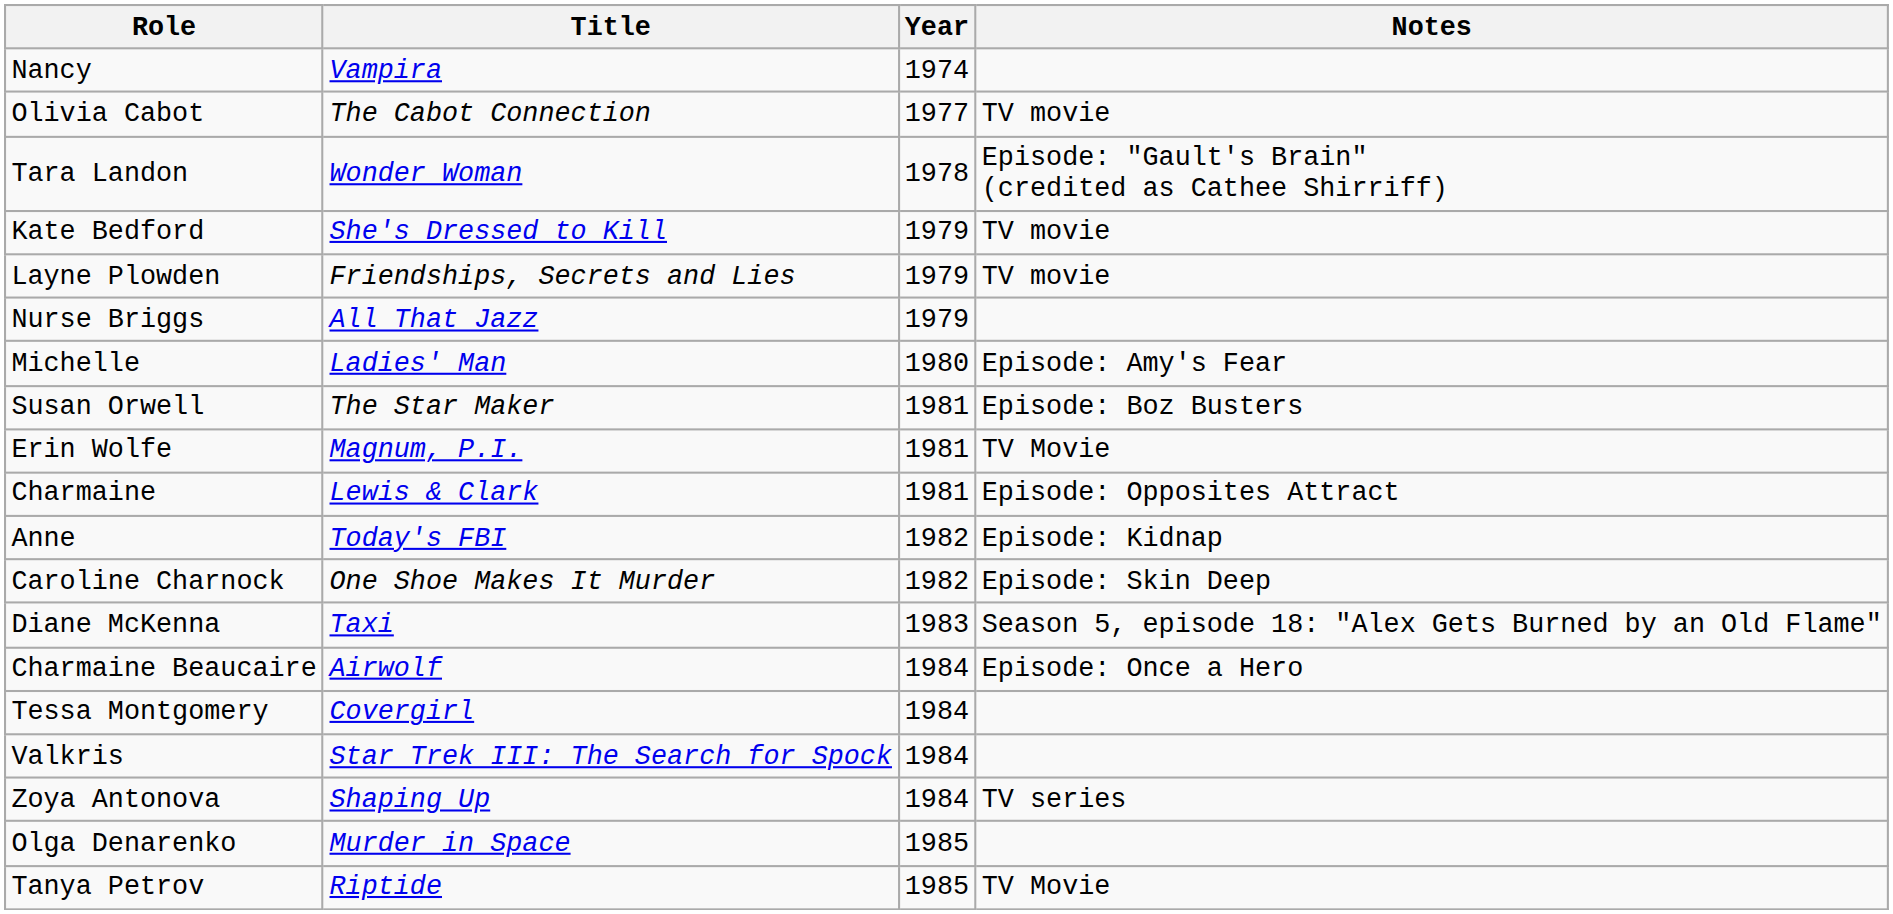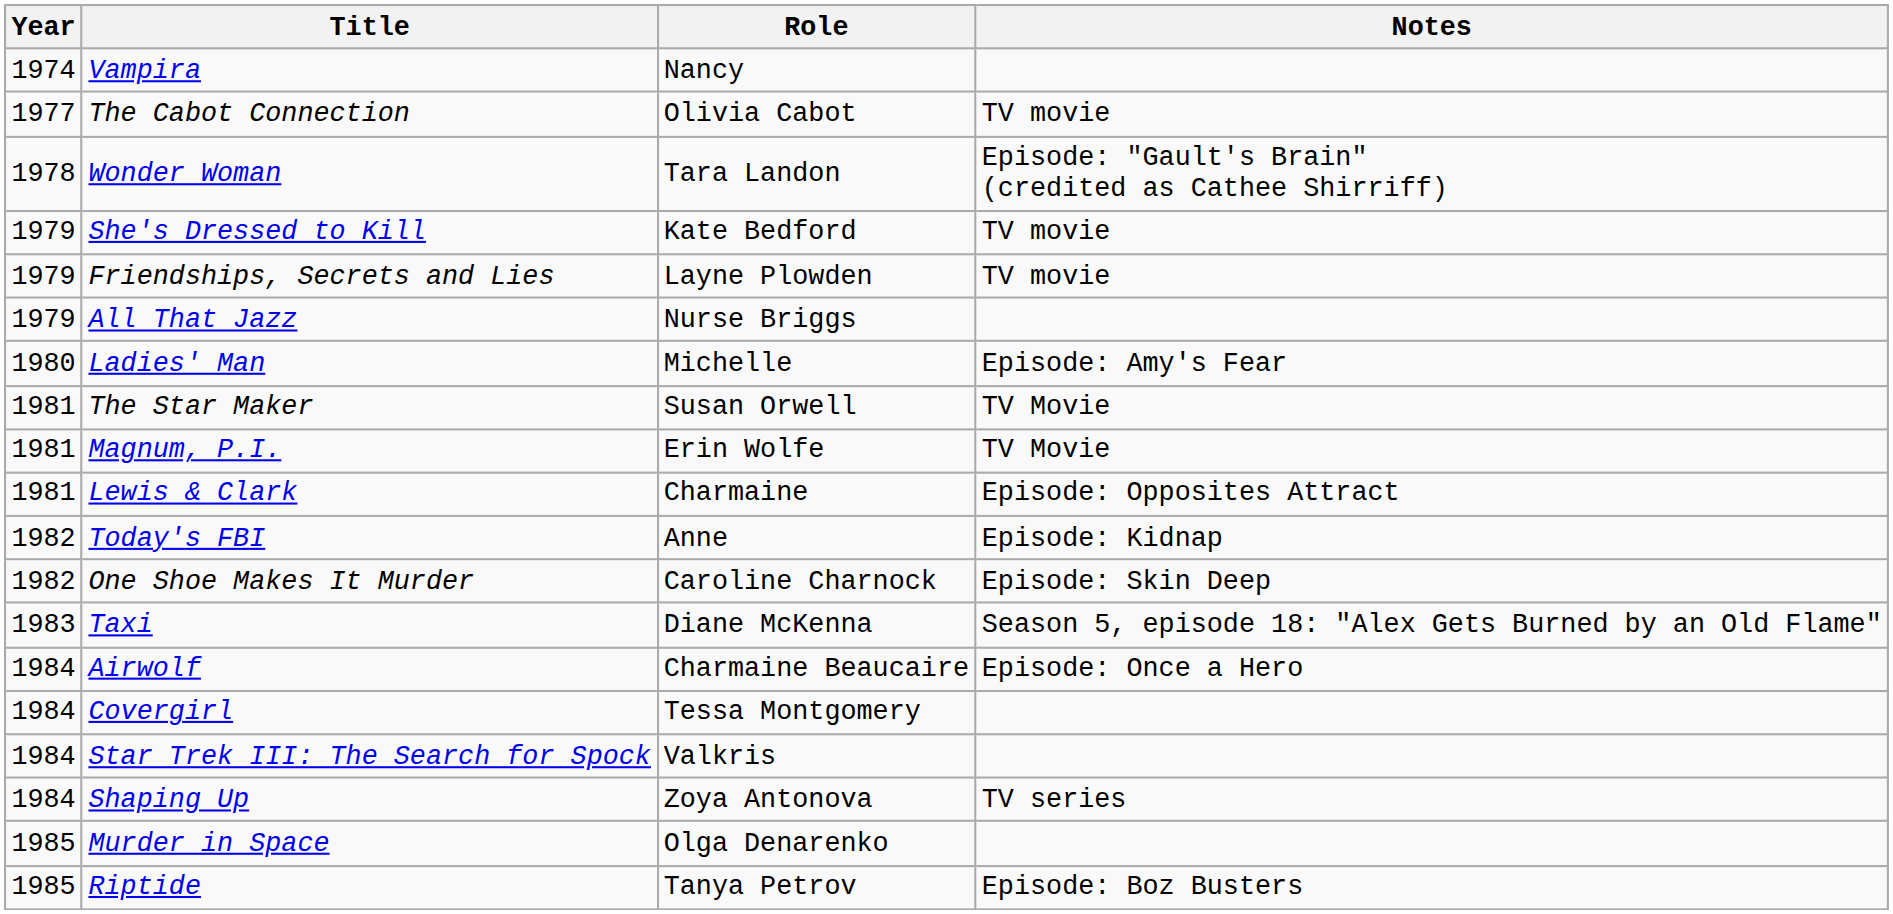columns swapped: (937, 27) <-> (164, 27)
(1143, 407) Episode: Boz Busters -> (1046, 407) TV Movie
(1046, 887) TV Movie -> (1143, 887) Episode: Boz Busters
